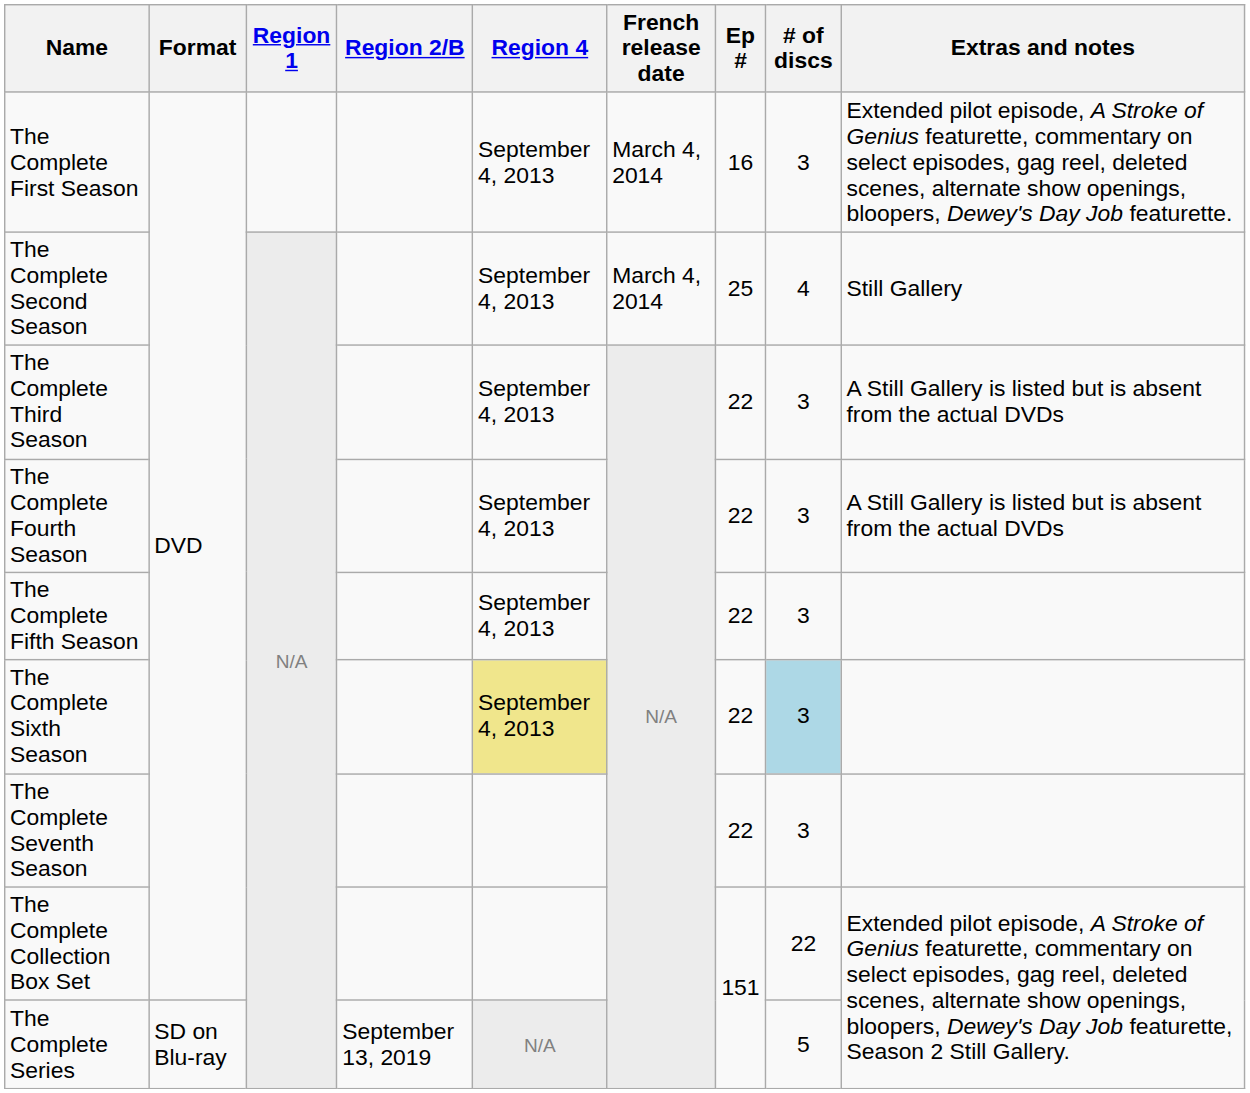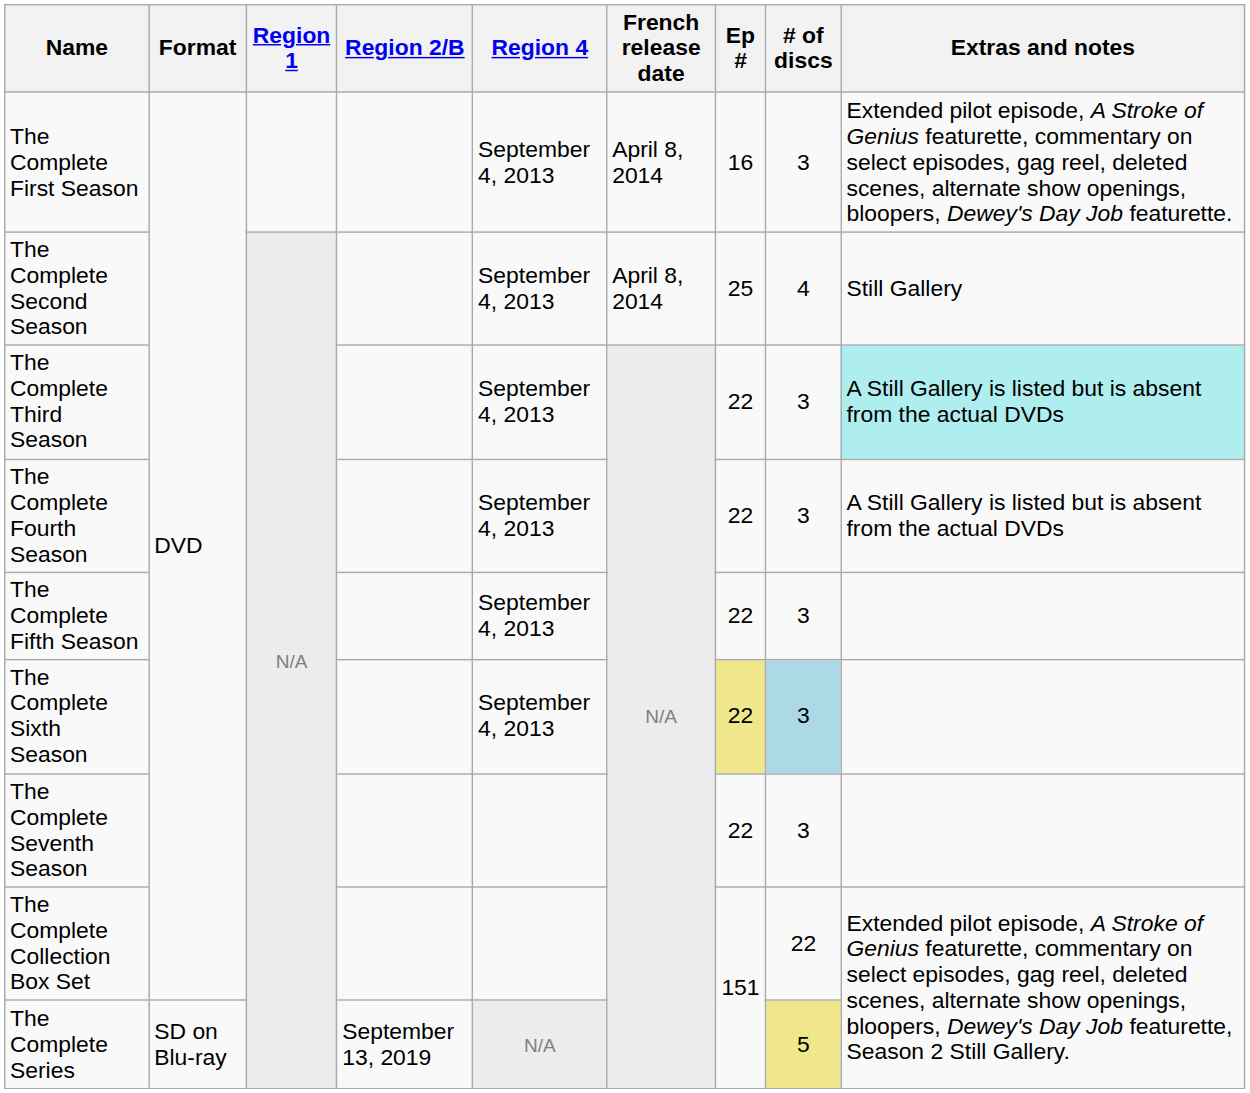(657, 161) March 4, 2014 -> (648, 161) April 8, 2014
(657, 288) March 4, 2014 -> (648, 288) April 8, 2014
(1024, 401) no background -> (1024, 401) paleturquoise background
(534, 716) khaki background -> (534, 716) no background
(740, 716) no background -> (740, 716) khaki background
(803, 1044) no background -> (803, 1044) khaki background
